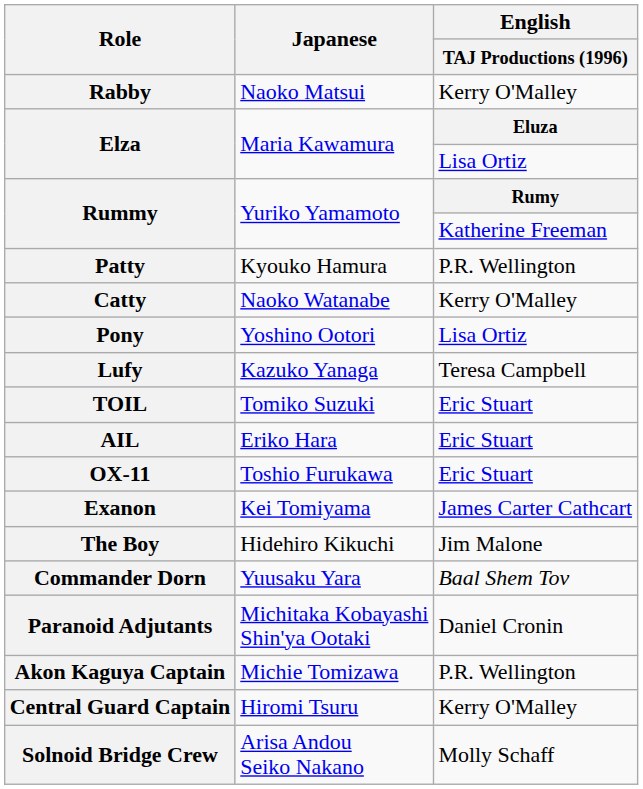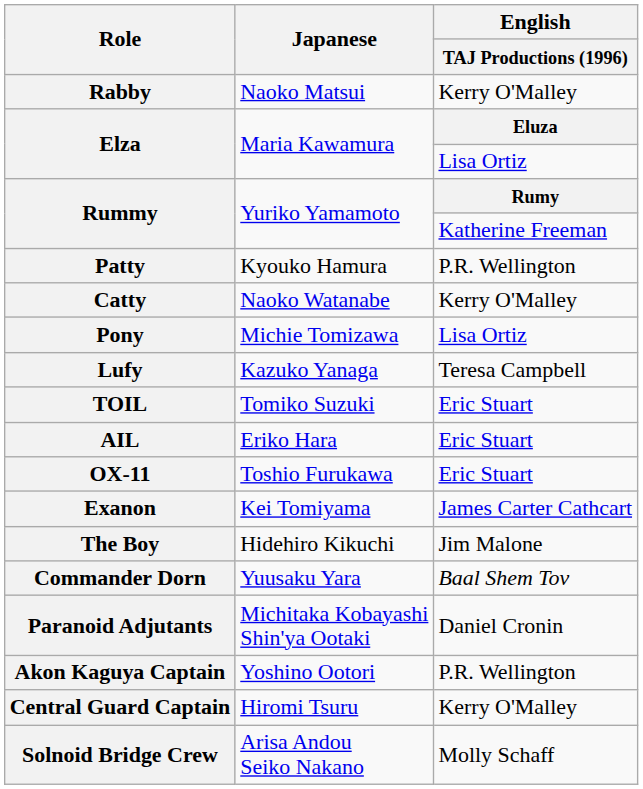(308, 334) Yoshino Ootori -> (319, 334) Michie Tomizawa
(319, 672) Michie Tomizawa -> (308, 672) Yoshino Ootori
